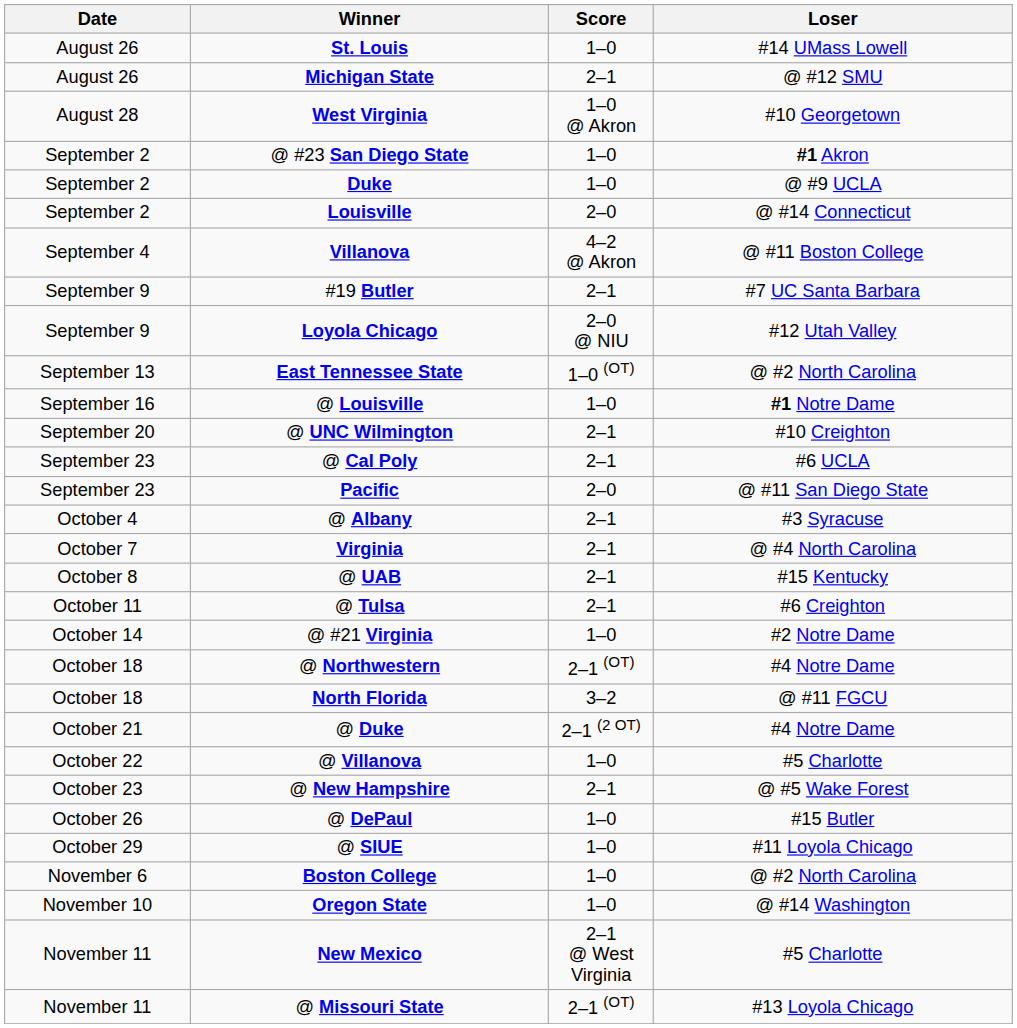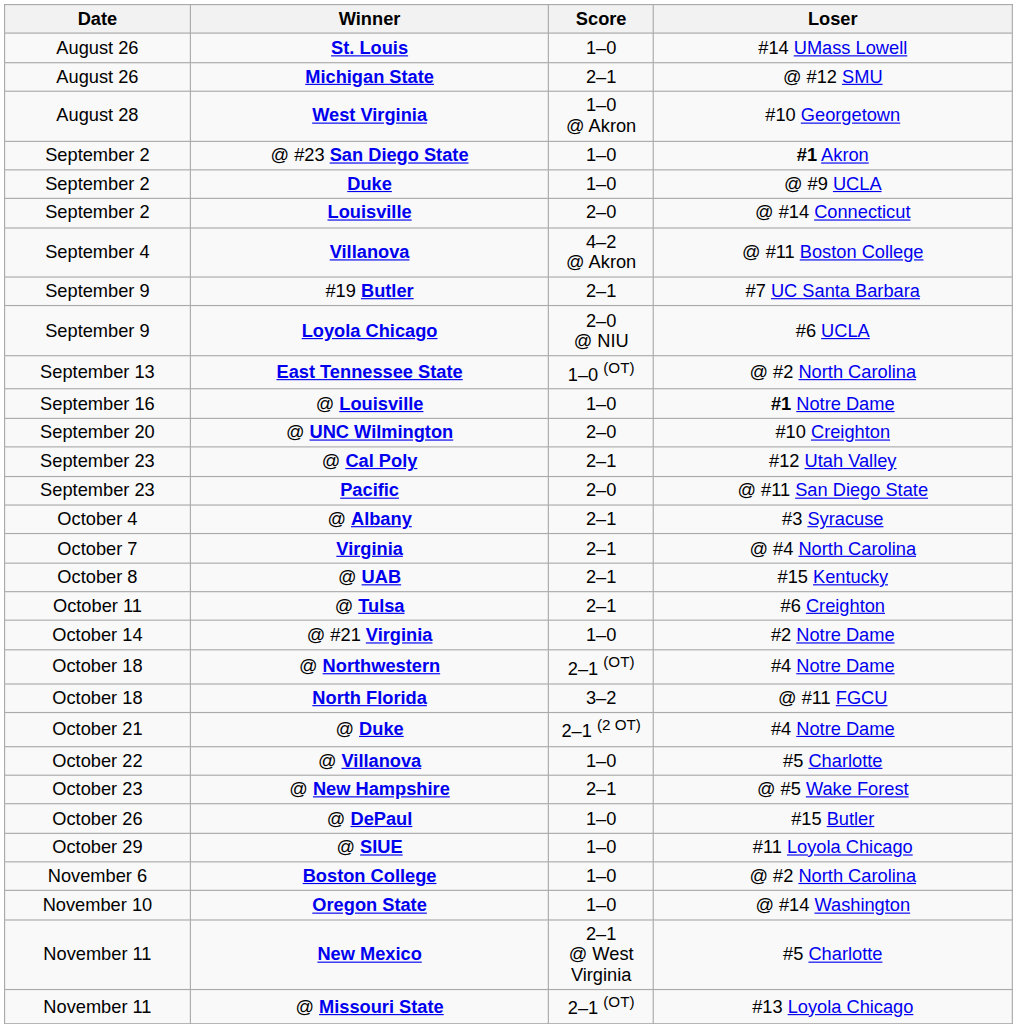(833, 330) #12 Utah Valley -> (833, 330) #6 UCLA
(601, 432) 2–1 -> (601, 432) 2–0
(833, 461) #6 UCLA -> (833, 461) #12 Utah Valley
